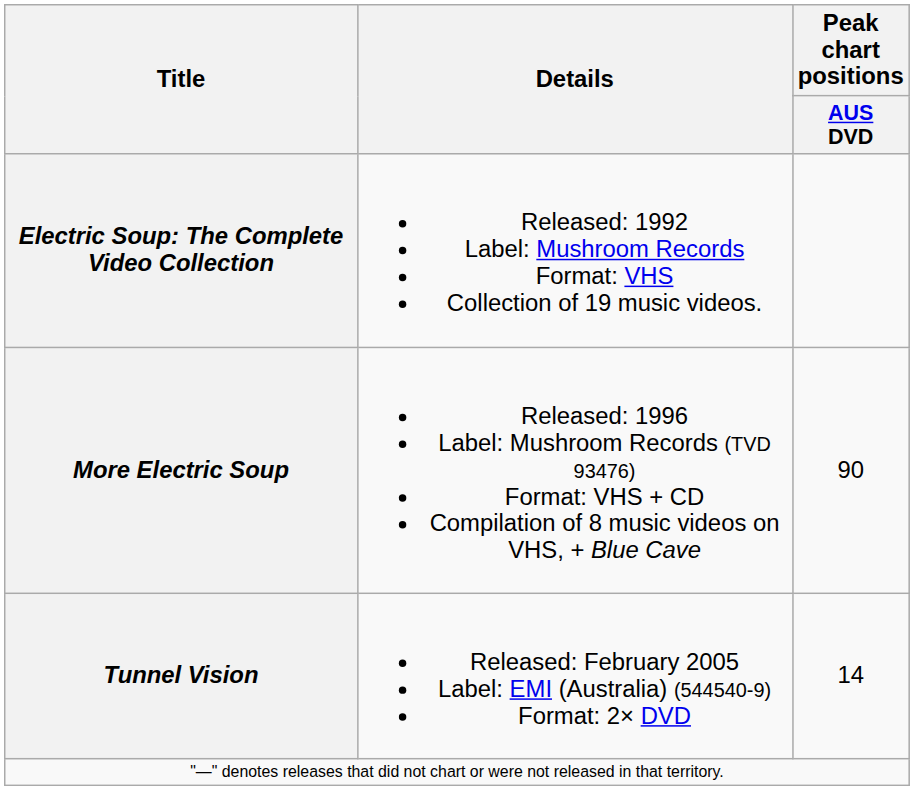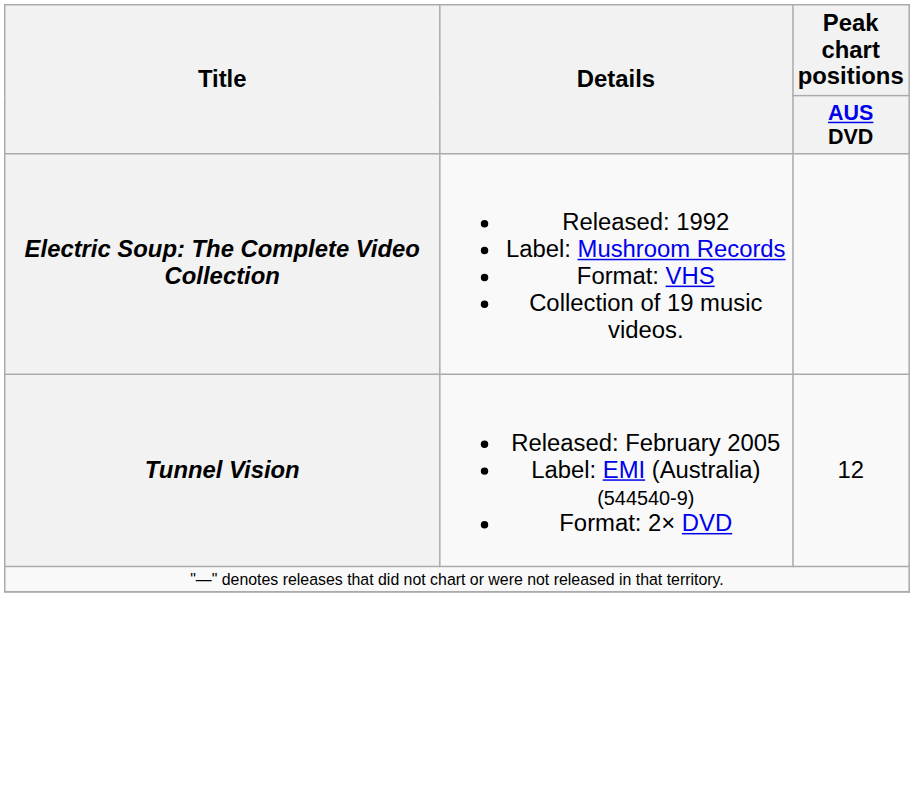- row: (181, 469)
(851, 675) 14 -> (851, 469) 12
